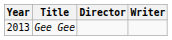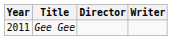(18, 28) 2013 -> (18, 28) 2011
